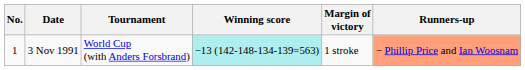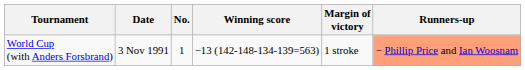columns swapped: (15, 19) <-> (137, 19)
(257, 50) paleturquoise background -> (257, 50) no background
